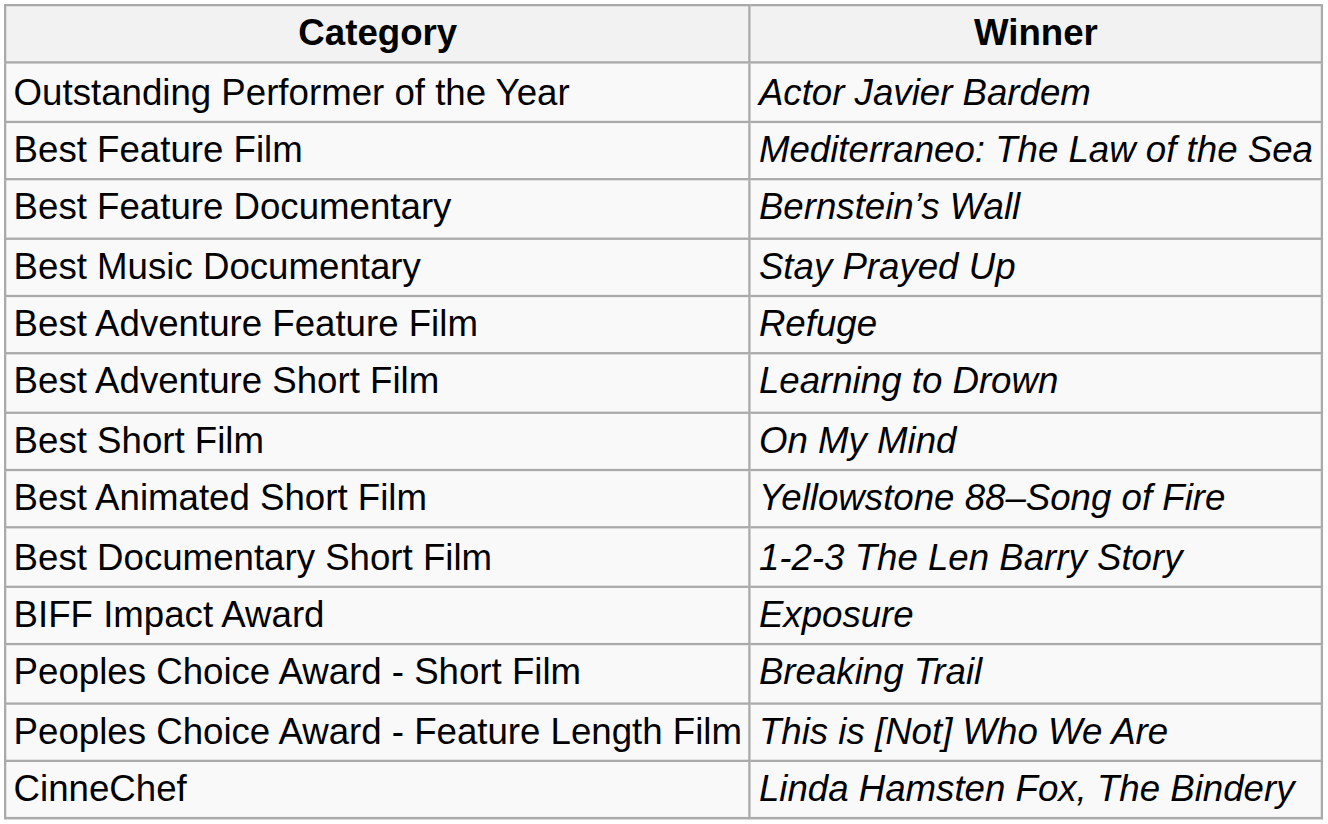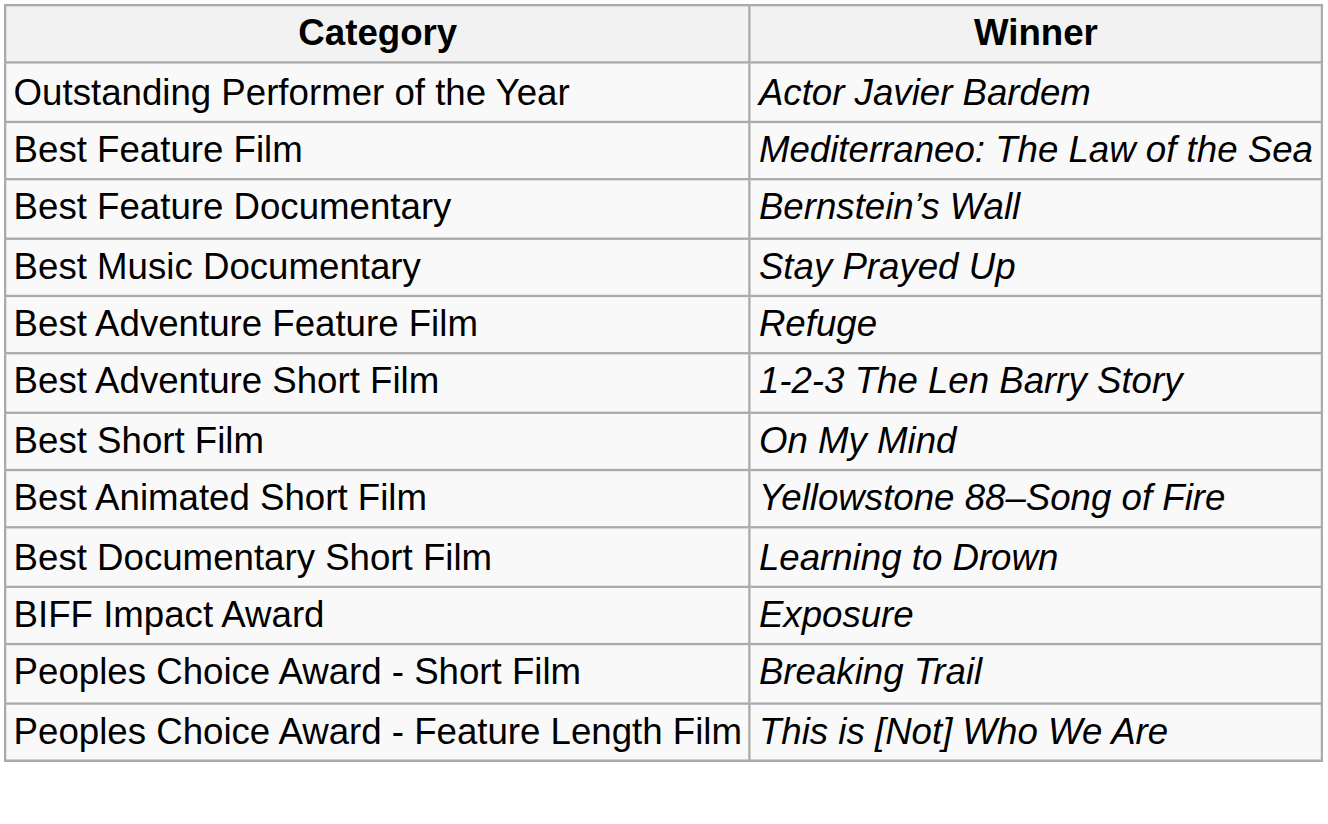(909, 382) Learning to Drown -> (971, 382) 1-2-3 The Len Barry Story
(971, 556) 1-2-3 The Len Barry Story -> (909, 556) Learning to Drown
- row: (100, 788)
